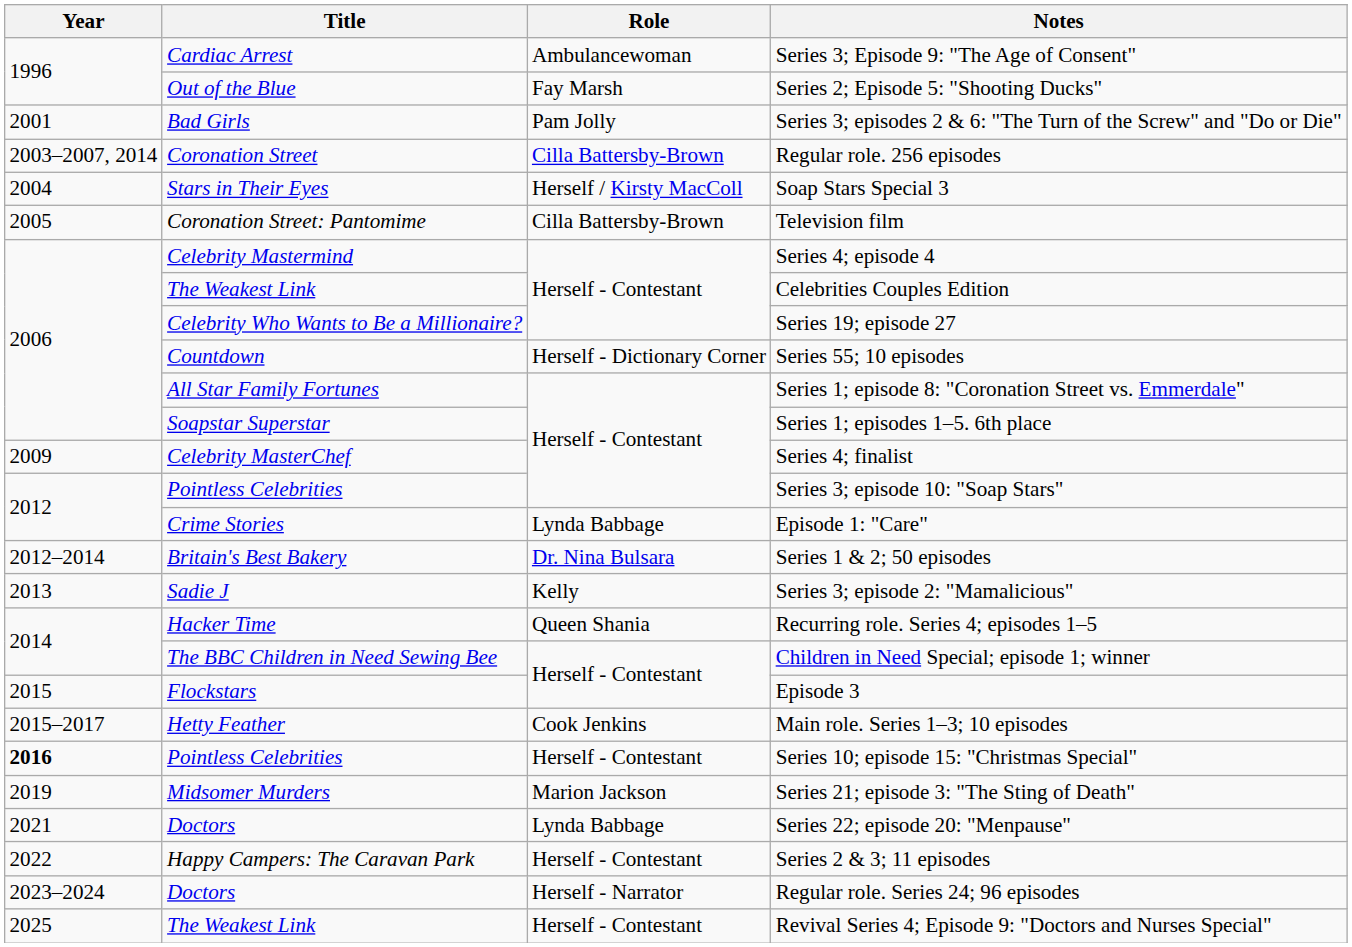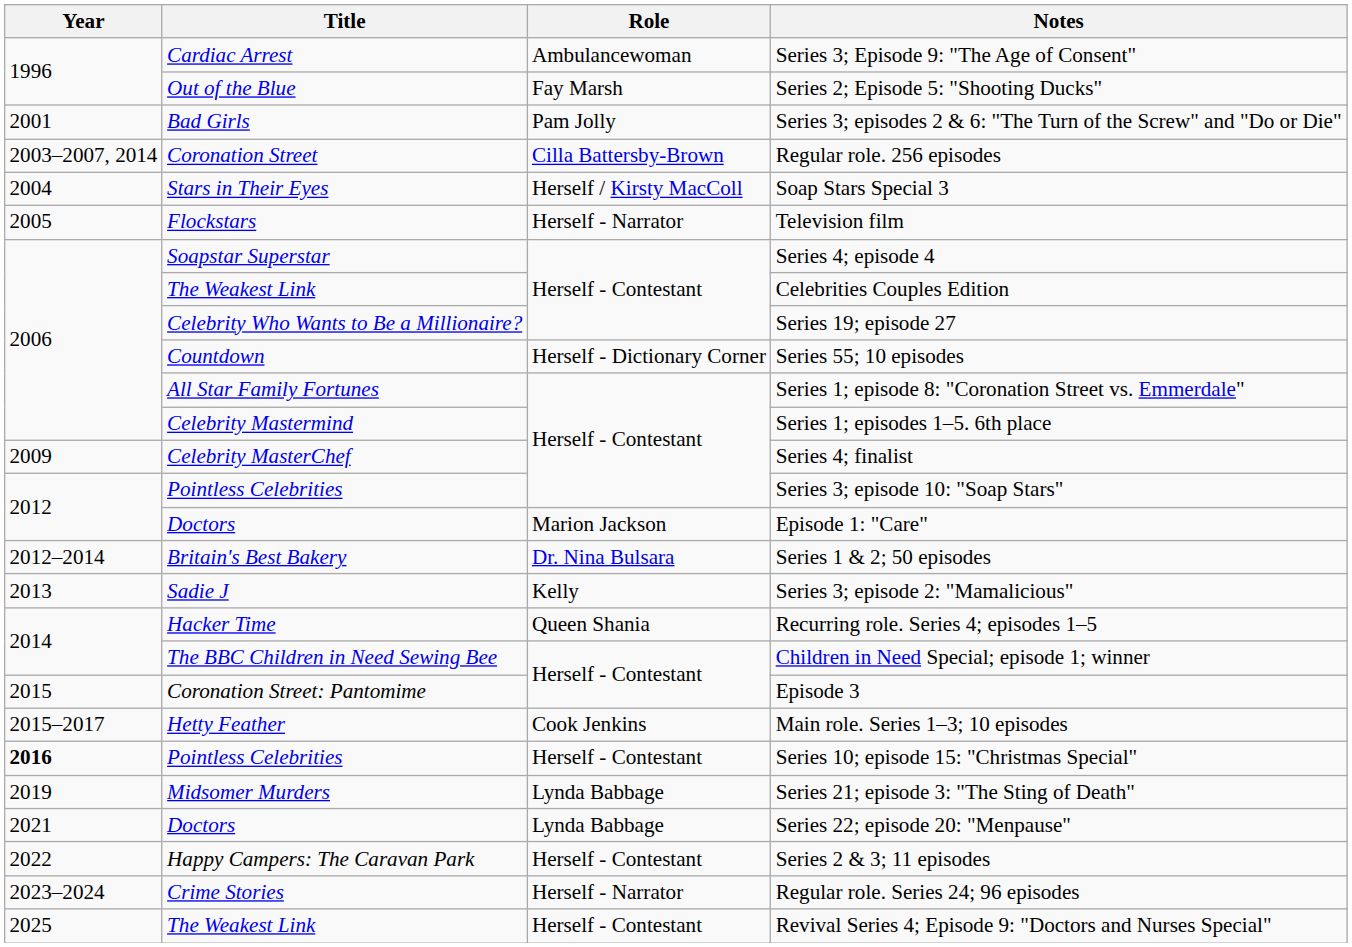(297, 222) Coronation Street: Pantomime -> (212, 222) Flockstars
(628, 222) Cilla Battersby-Brown -> (608, 222) Herself - Narrator
(260, 255) Celebrity Mastermind -> (248, 255) Soapstar Superstar
(248, 423) Soapstar Superstar -> (260, 423) Celebrity Mastermind
(225, 523) Crime Stories -> (201, 523) Doctors
(598, 523) Lynda Babbage -> (599, 523) Marion Jackson
(212, 691) Flockstars -> (297, 691) Coronation Street: Pantomime
(599, 791) Marion Jackson -> (598, 791) Lynda Babbage
(201, 892) Doctors -> (225, 892) Crime Stories
